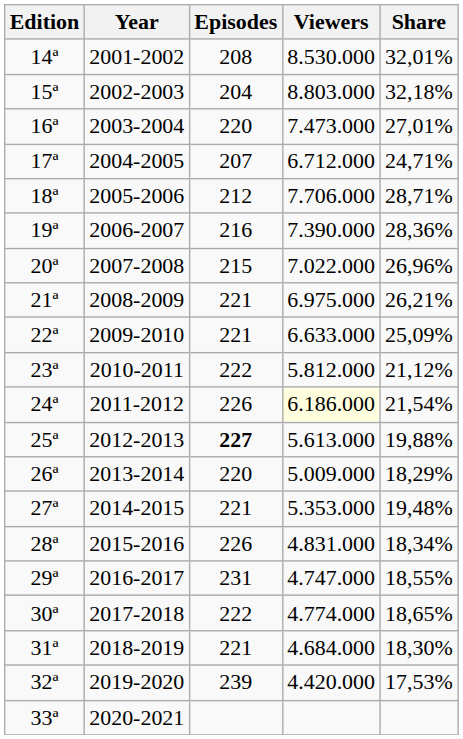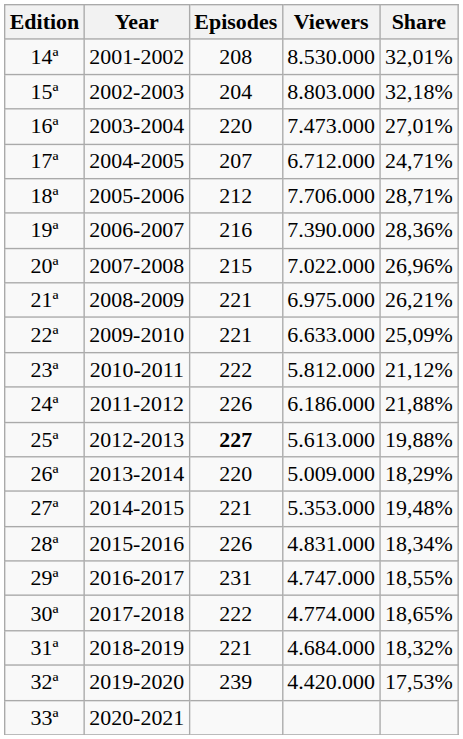(331, 404) lightyellow background -> (331, 404) no background
(419, 404) 21,54% -> (419, 404) 21,88%
(419, 647) 18,30% -> (419, 647) 18,32%
